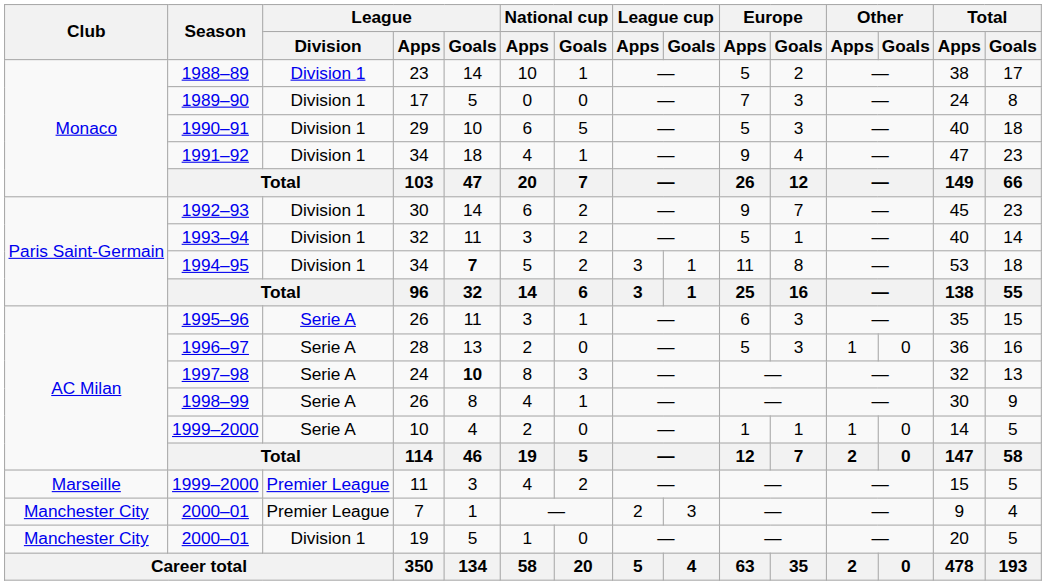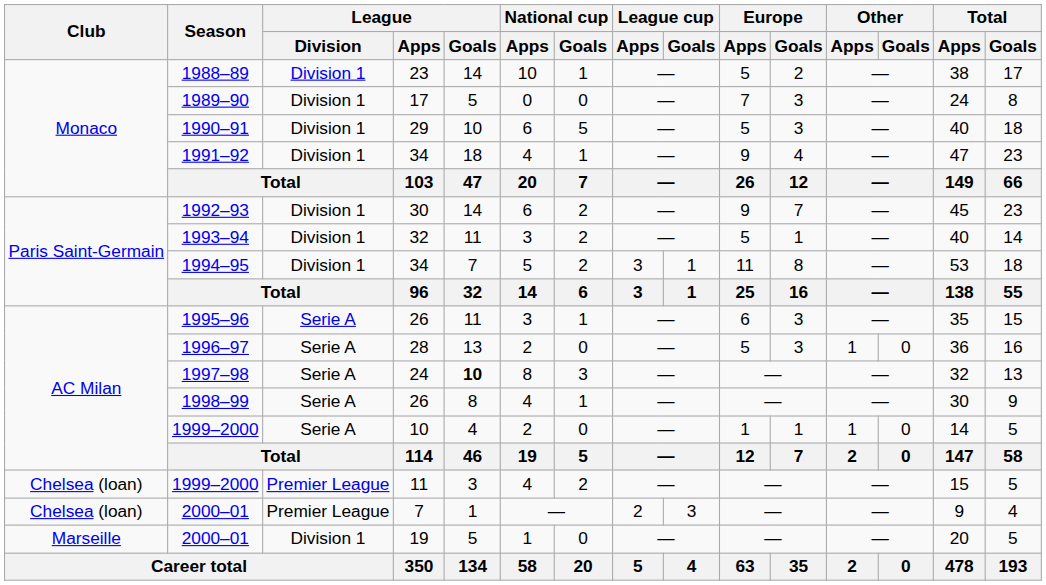(473, 264) bold -> (473, 264) normal
(86, 484) Marseille -> (86, 484) Chelsea (loan)
(86, 511) Manchester City -> (86, 511) Chelsea (loan)
(86, 538) Manchester City -> (86, 538) Marseille
